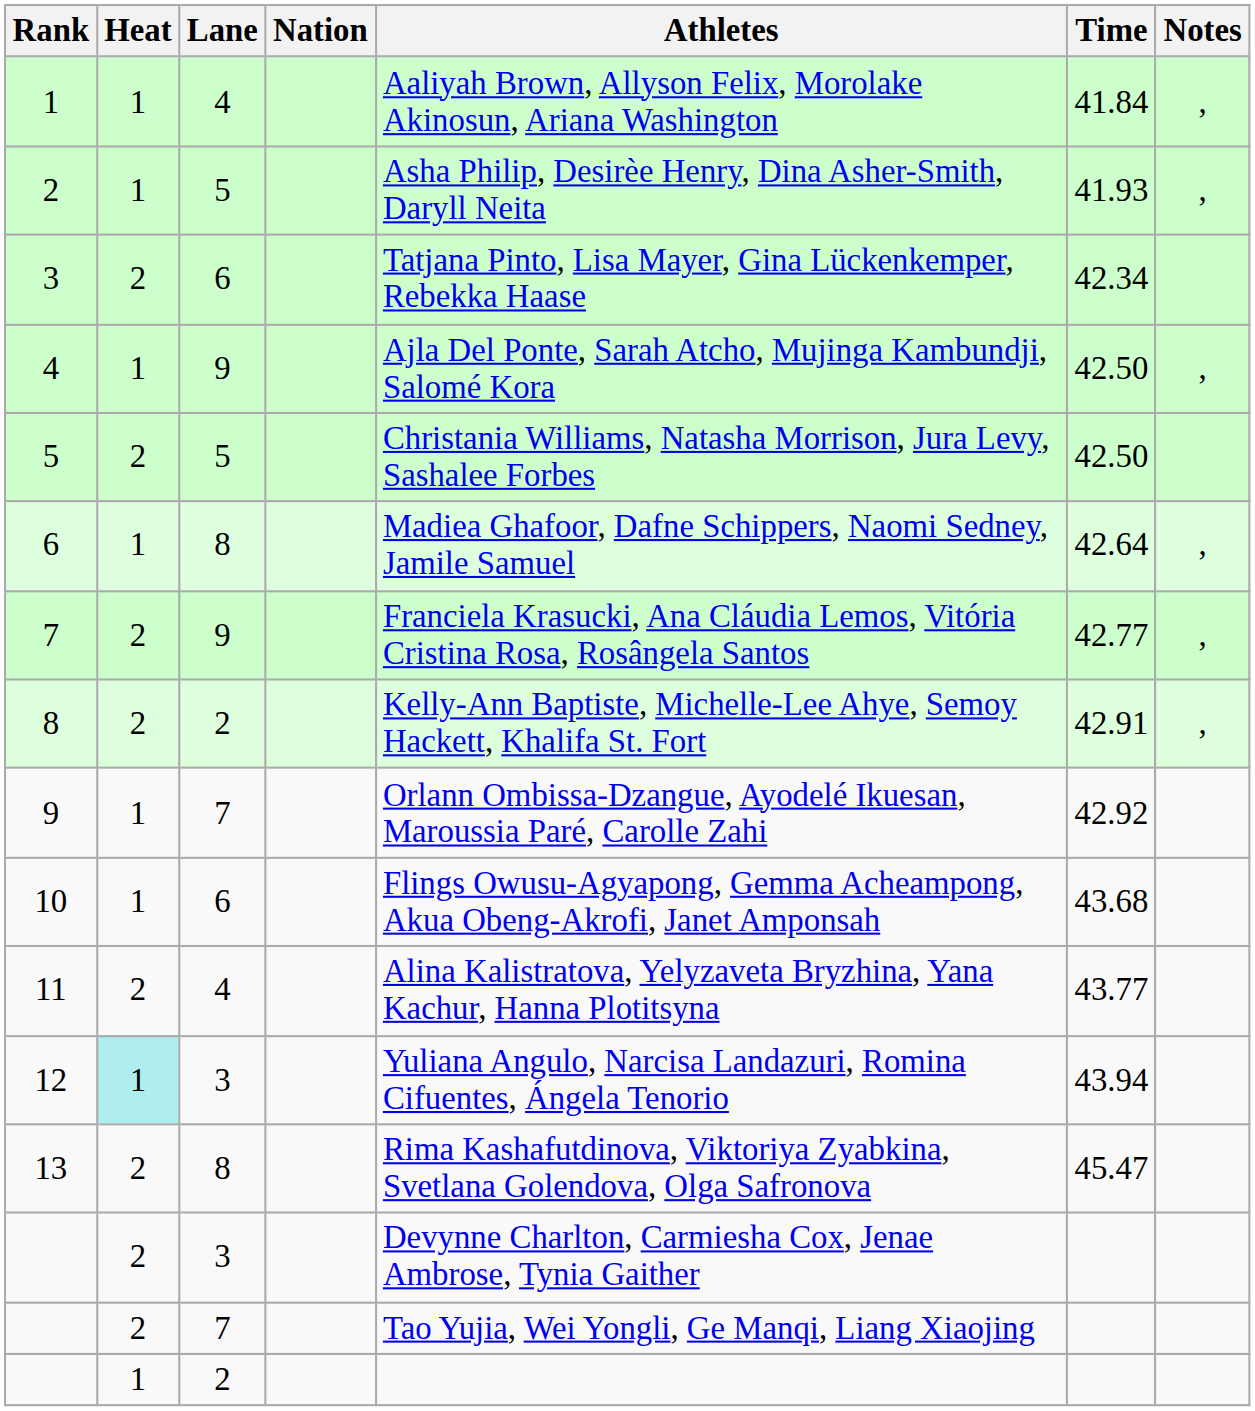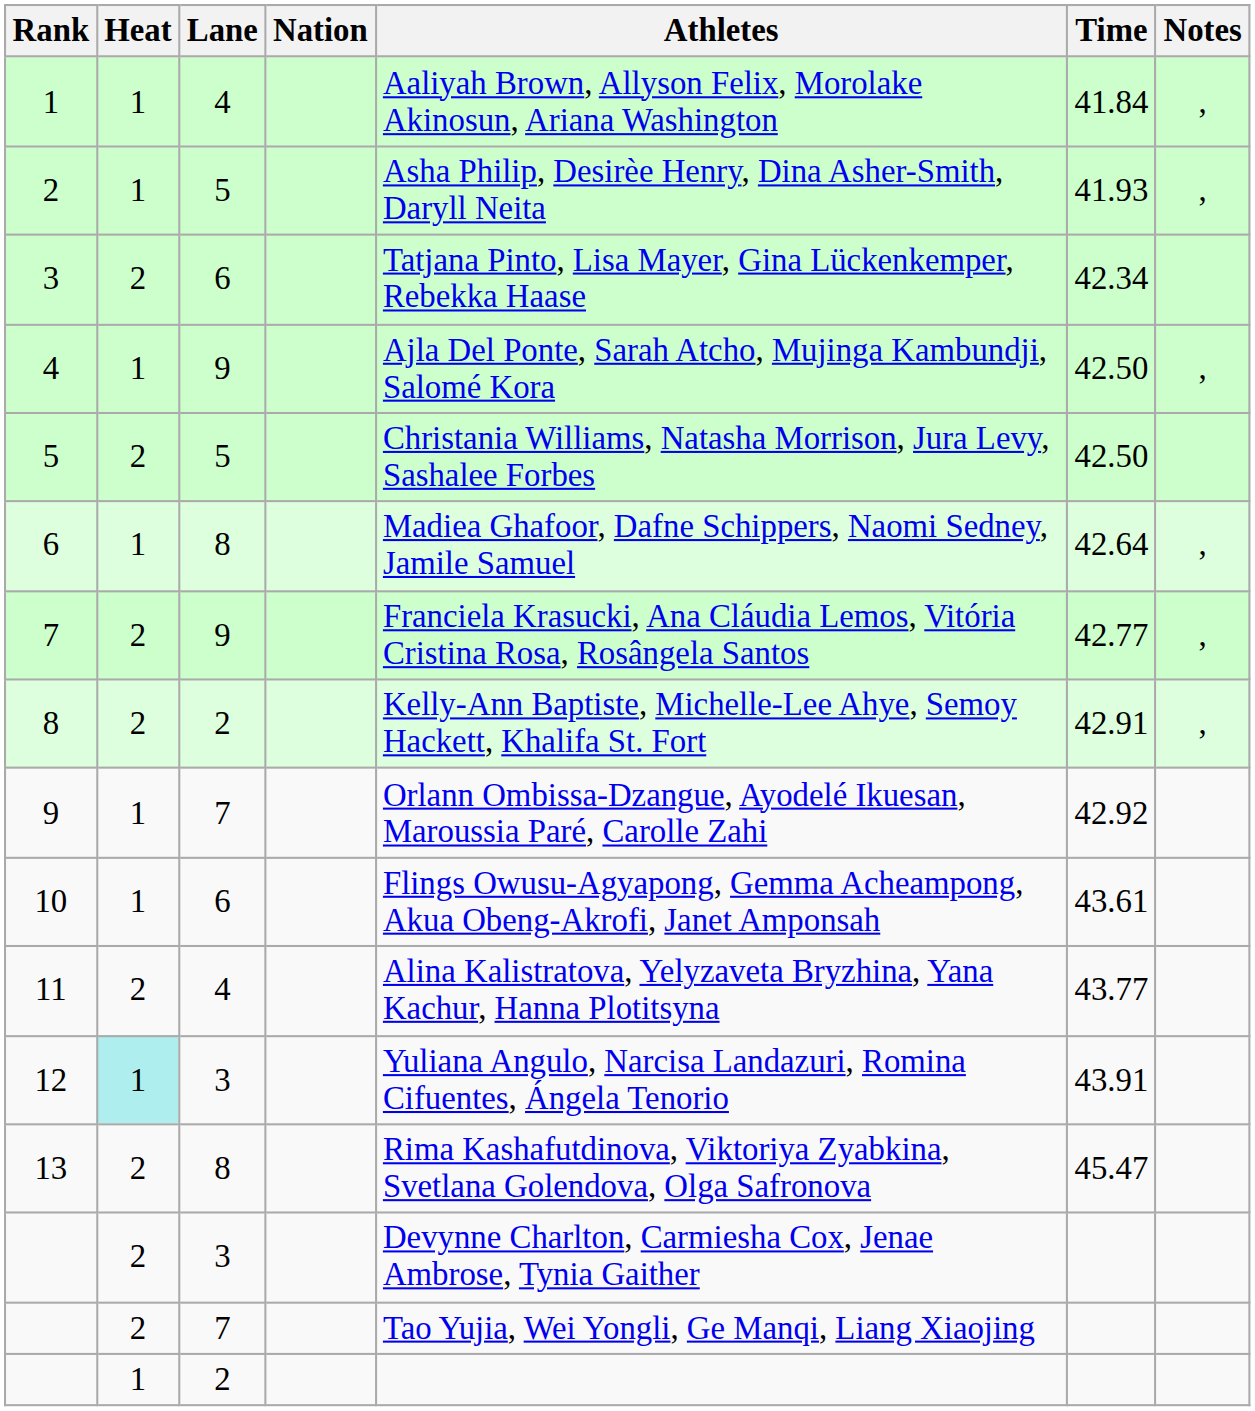(1111, 901) 43.68 -> (1111, 901) 43.61
(1111, 1079) 43.94 -> (1111, 1079) 43.91
